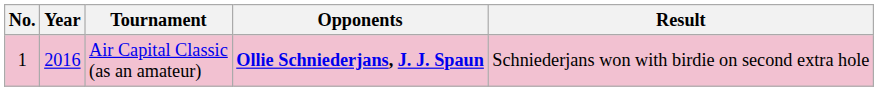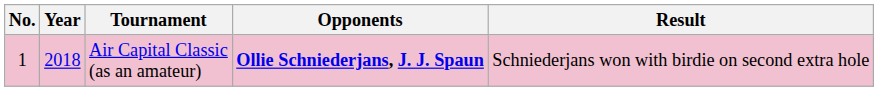(62, 60) 2016 -> (62, 60) 2018
